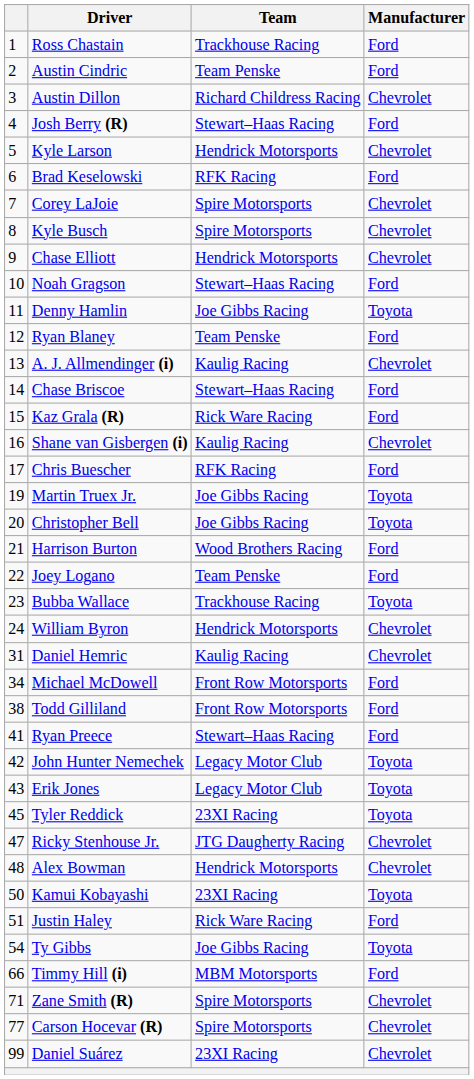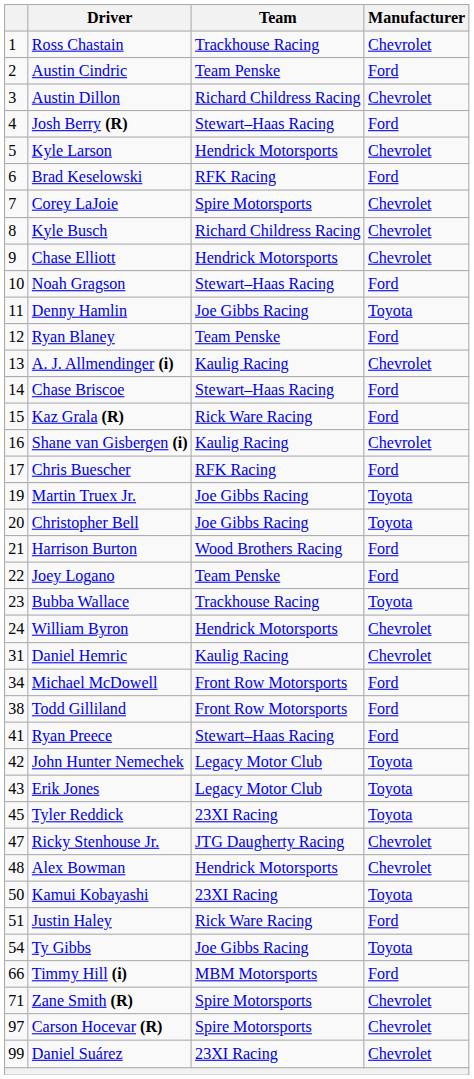(383, 44) Ford -> (400, 44) Chevrolet
(253, 230) Spire Motorsports -> (278, 230) Richard Childress Racing
(16, 1027) 77 -> (16, 1027) 97
